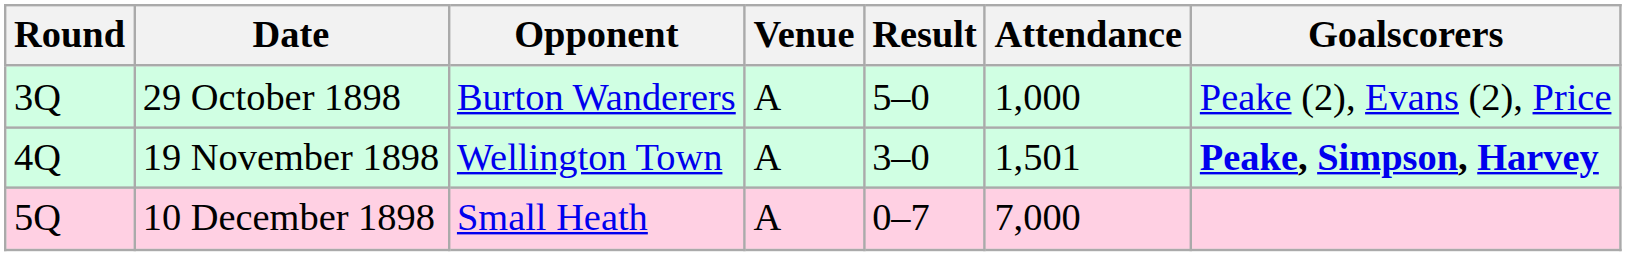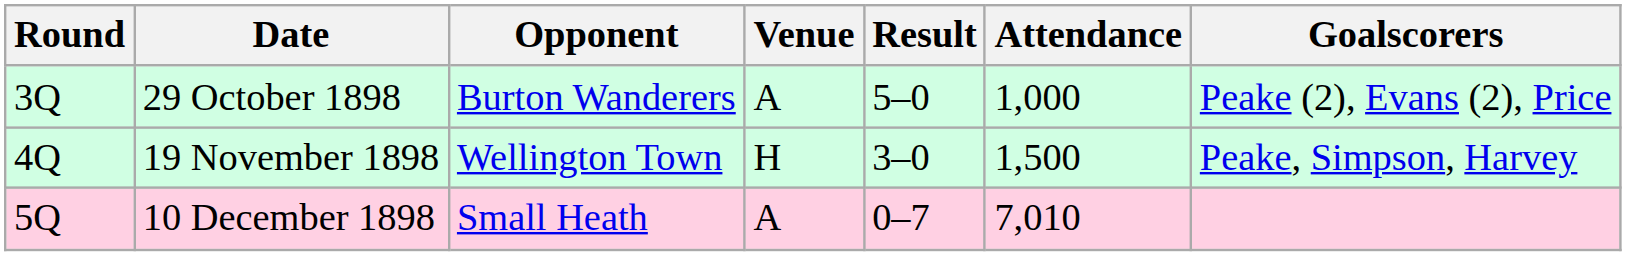(767, 156) A -> (767, 156) H
(1038, 156) 1,501 -> (1038, 156) 1,500
(1399, 156) bold -> (1389, 156) normal
(1038, 217) 7,000 -> (1038, 217) 7,010
